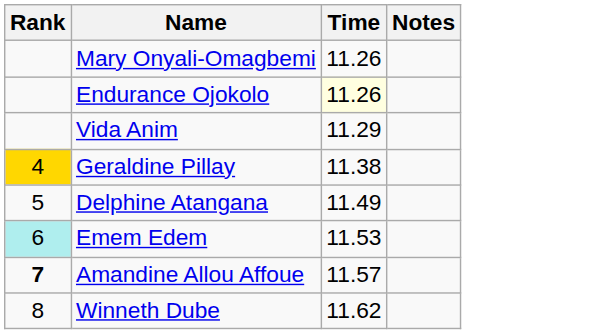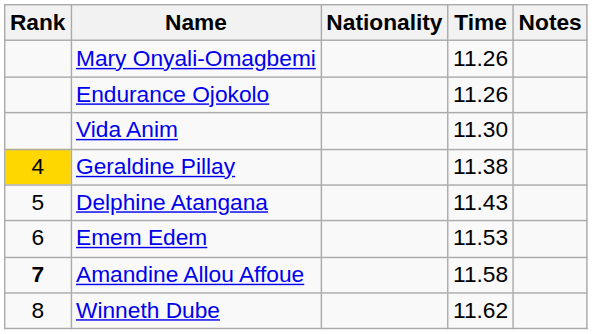+ column: (384, 22)
(354, 94) lightyellow background -> (481, 94) no background
(354, 130) 11.29 -> (481, 130) 11.30
(354, 202) 11.49 -> (481, 202) 11.43
(38, 238) paleturquoise background -> (38, 238) no background
(354, 274) 11.57 -> (481, 274) 11.58
